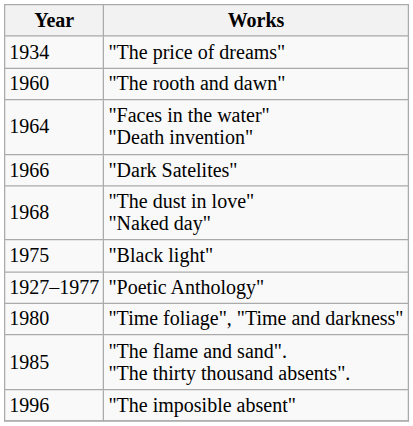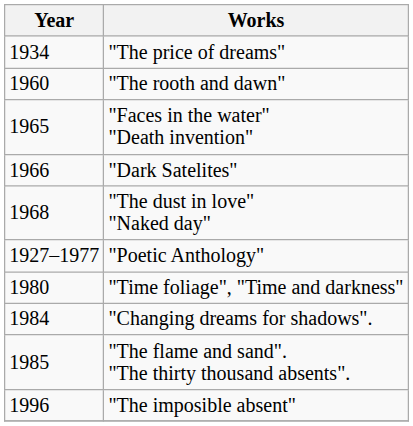(29, 126) 1964 -> (29, 126) 1965
- row: (161, 255)
+ row: (240, 319)
